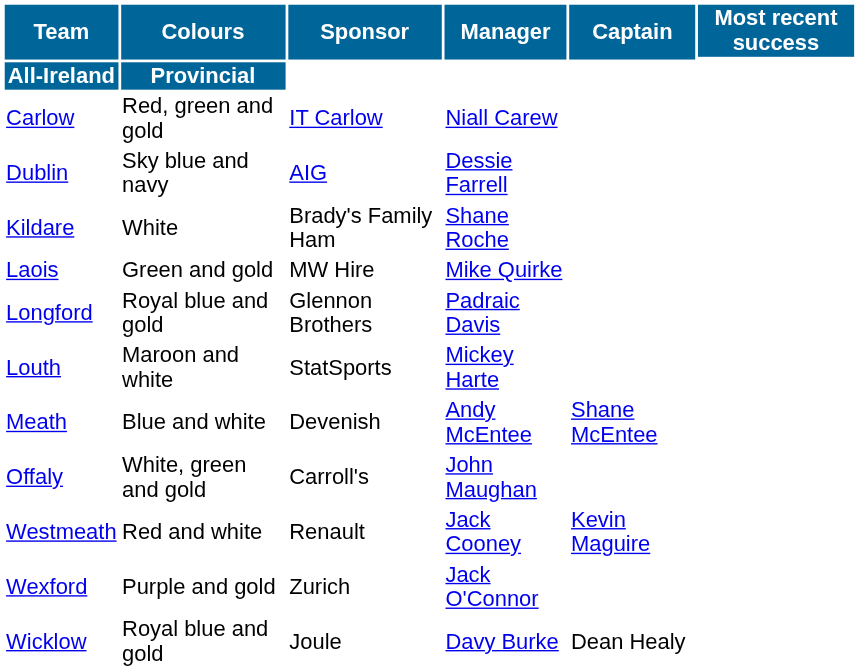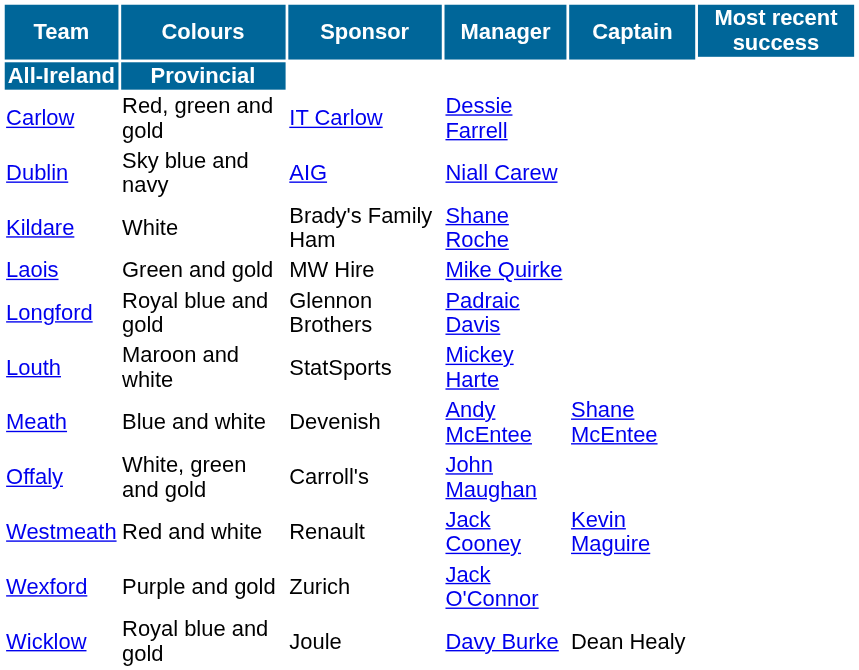(502, 118) Niall Carew -> (479, 118) Dessie Farrell
(479, 173) Dessie Farrell -> (502, 173) Niall Carew
